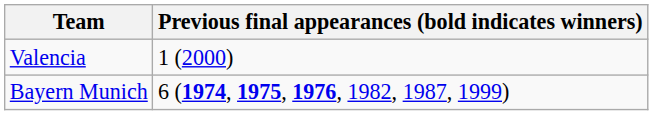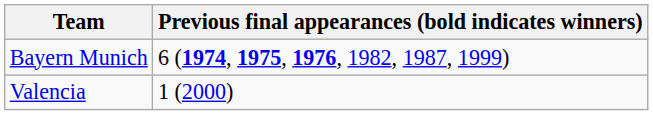rows swapped: (79, 92) <-> (48, 57)
